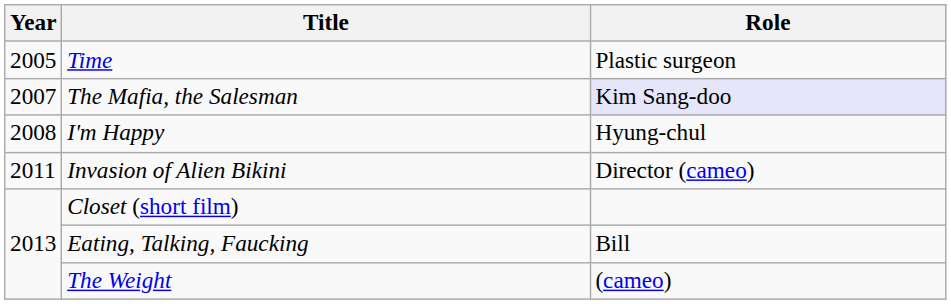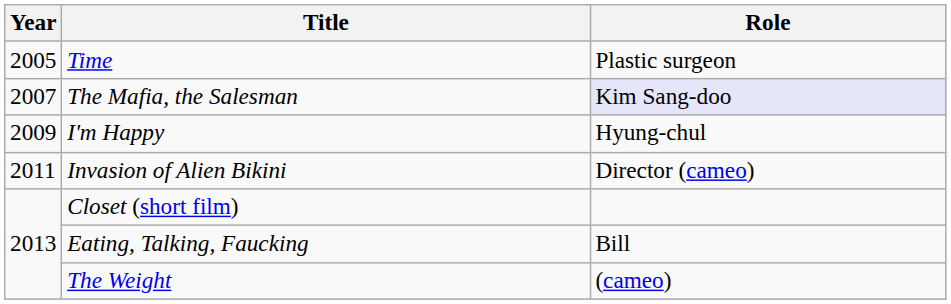(33, 133) 2008 -> (33, 133) 2009
